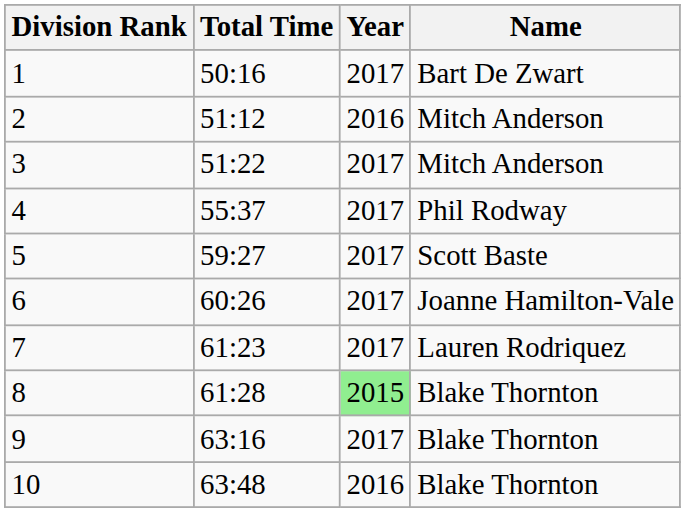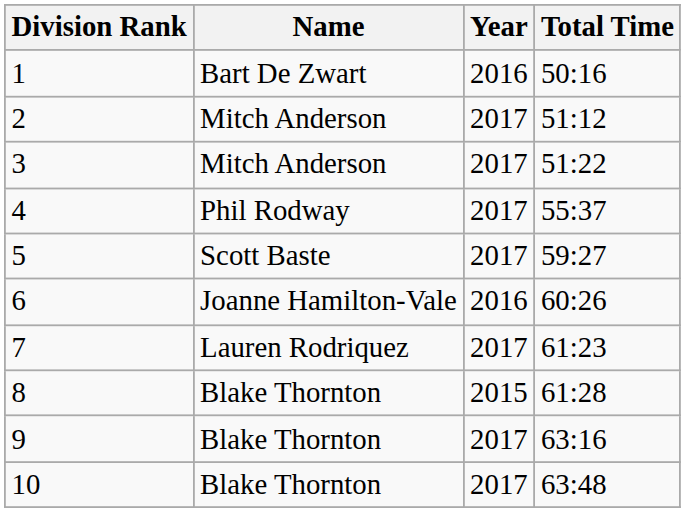columns swapped: (546, 27) <-> (267, 27)
(375, 73) 2017 -> (499, 73) 2016
(375, 118) 2016 -> (499, 118) 2017
(375, 301) 2017 -> (499, 301) 2016
(375, 392) lightgreen background -> (499, 392) no background
(375, 484) 2016 -> (499, 484) 2017
